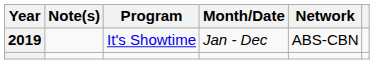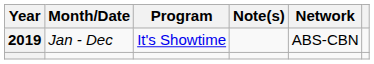columns swapped: (244, 16) <-> (74, 16)
